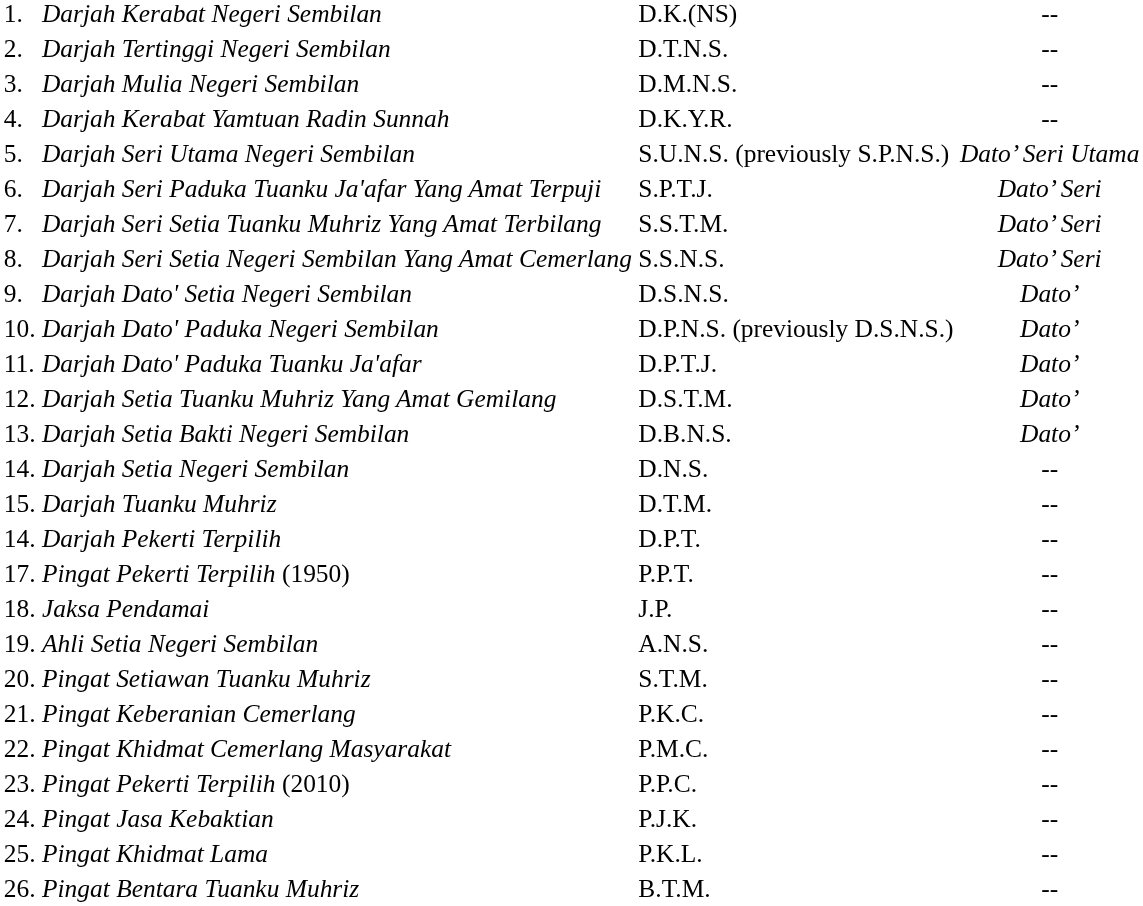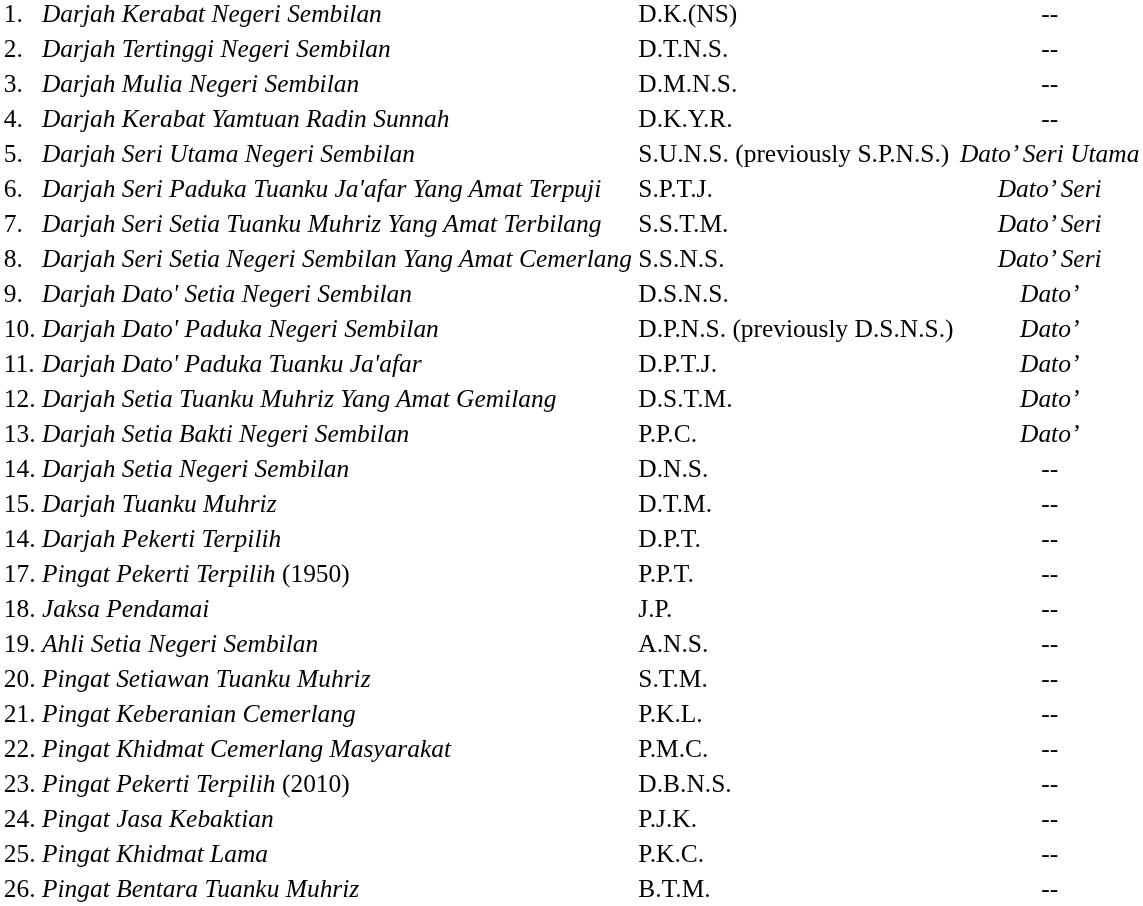(685, 433) D.B.N.S. -> (668, 433) P.P.C.
(671, 713) P.K.C. -> (671, 713) P.K.L.
(668, 783) P.P.C. -> (685, 783) D.B.N.S.
(671, 853) P.K.L. -> (671, 853) P.K.C.
